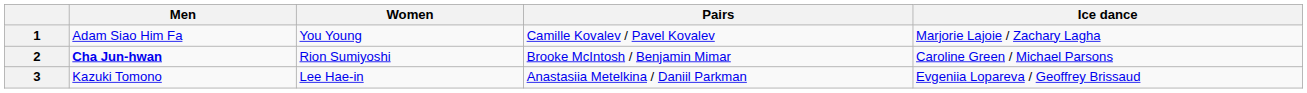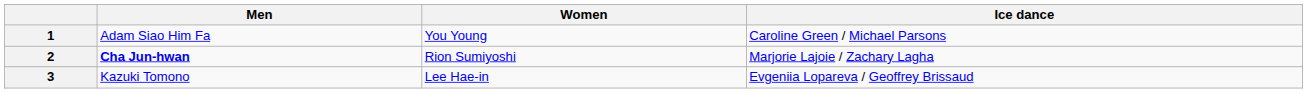- column: (718, 14)
(1008, 35) Marjorie Lajoie / Zachary Lagha -> (848, 35) Caroline Green / Michael Parsons
(1014, 56) Caroline Green / Michael Parsons -> (841, 56) Marjorie Lajoie / Zachary Lagha
